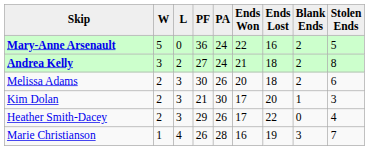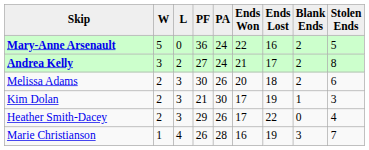(271, 63) 18 -> (271, 63) 17
(271, 99) 20 -> (271, 99) 19
